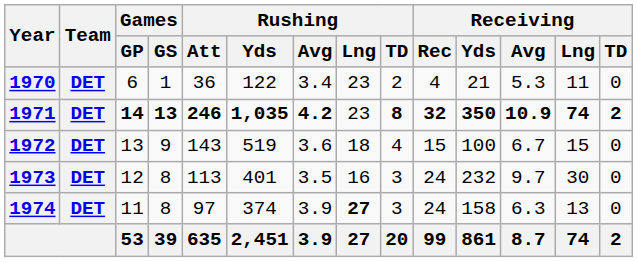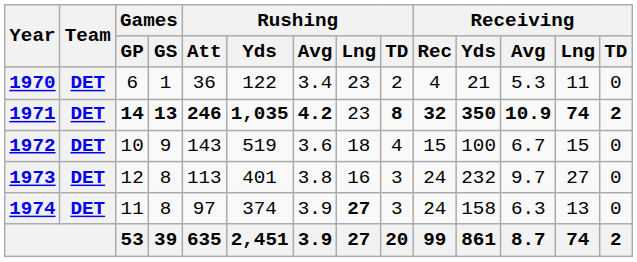(132, 146) 13 -> (132, 146) 10
(315, 177) 3.5 -> (315, 177) 3.8
(578, 177) 30 -> (578, 177) 27
